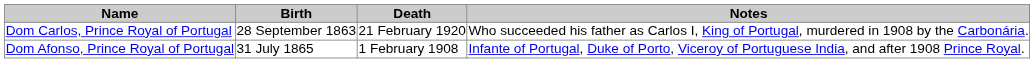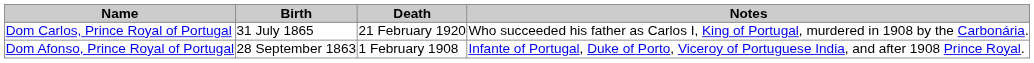(296, 31) 28 September 1863 -> (275, 31) 31 July 1865
(275, 49) 31 July 1865 -> (296, 49) 28 September 1863
